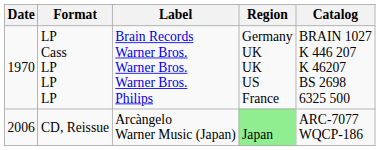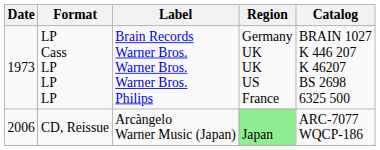(21, 67) 1970 -> (21, 67) 1973
